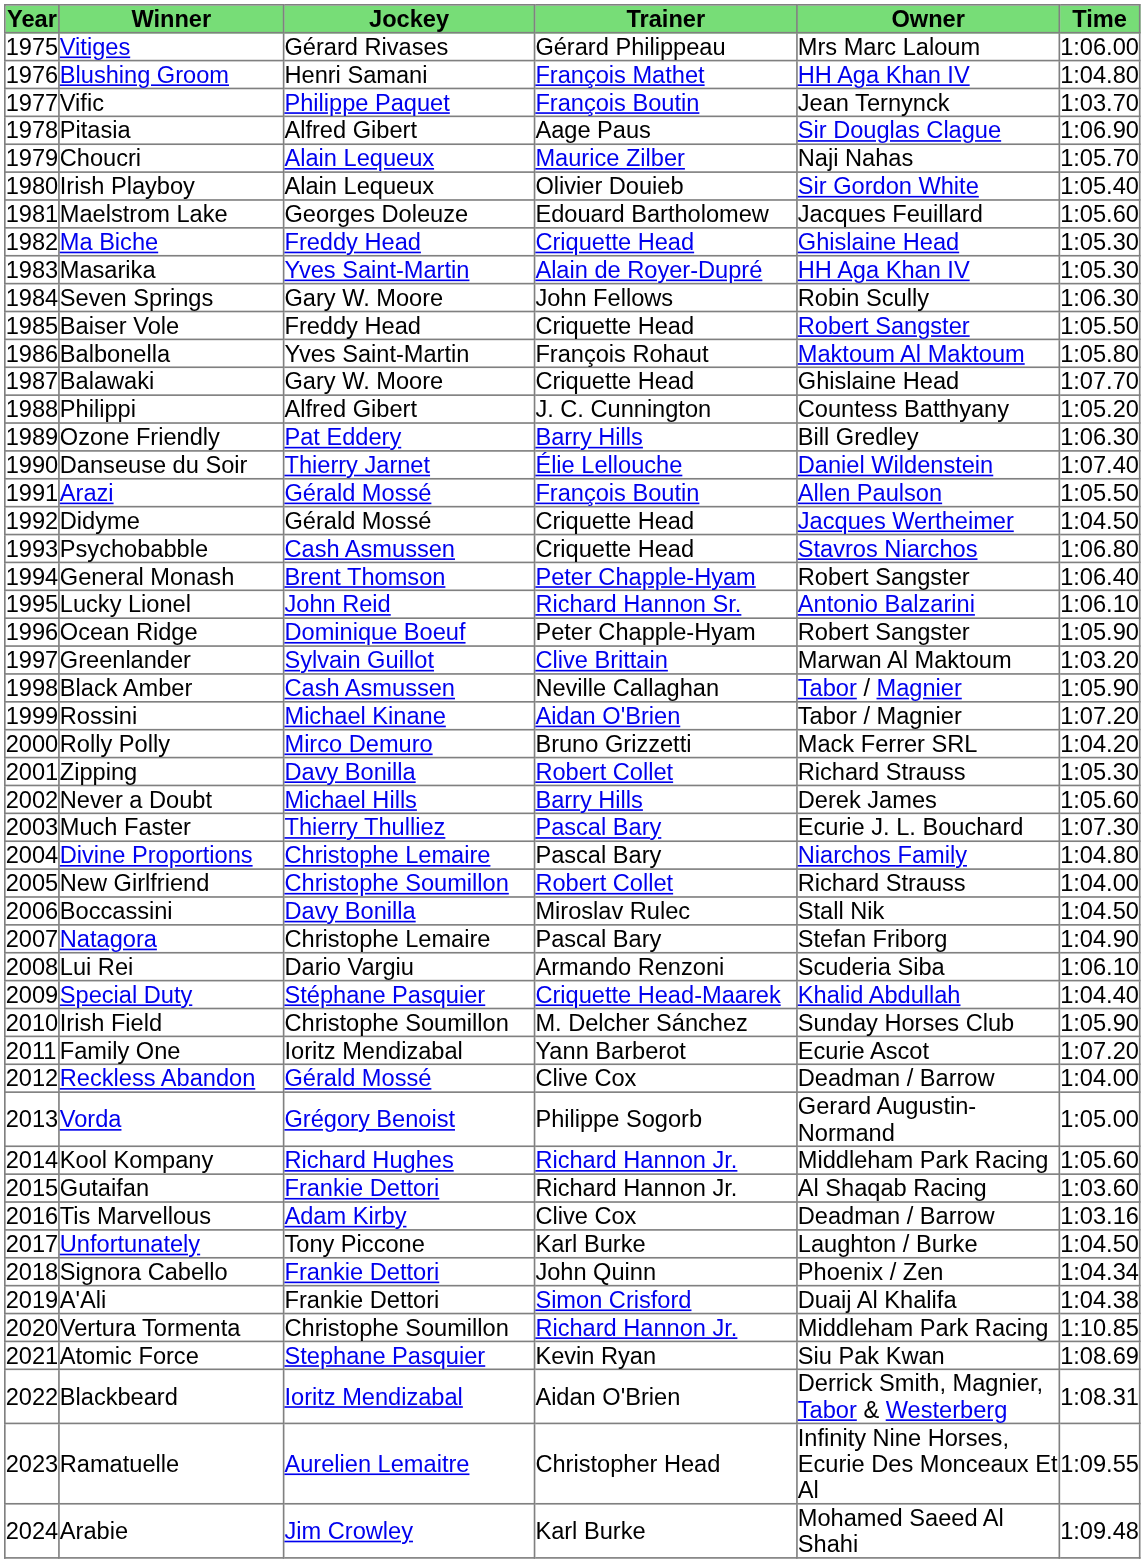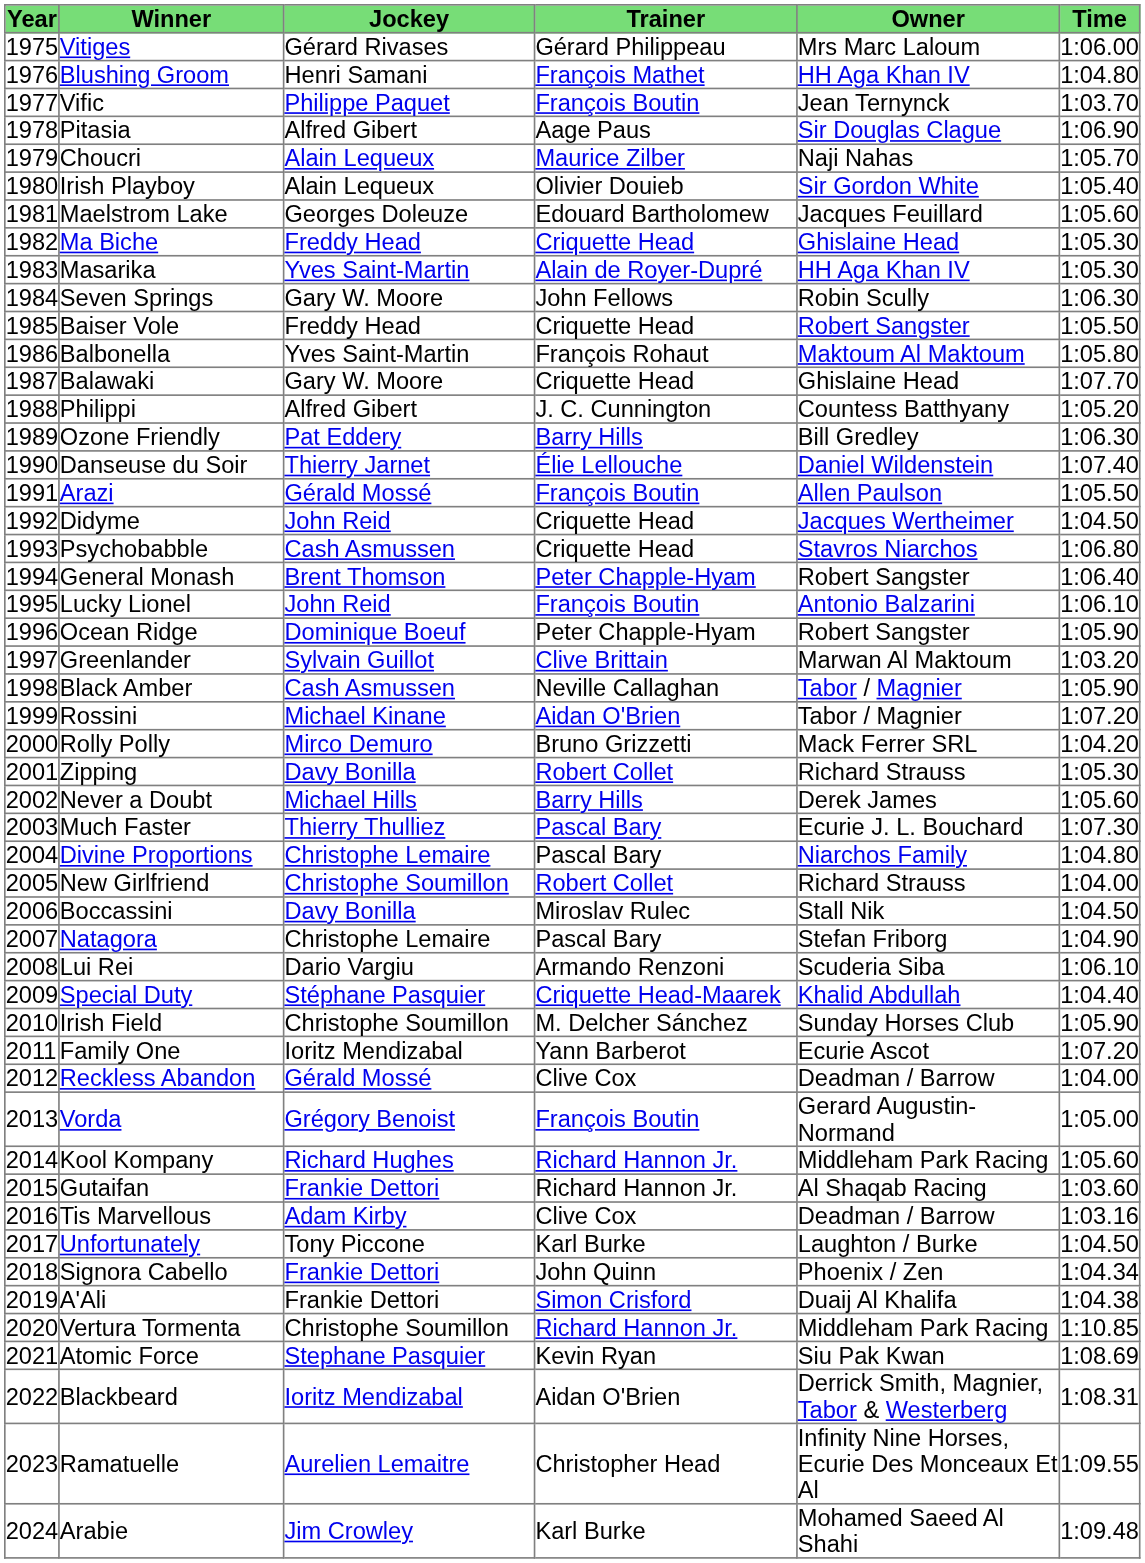(358, 521) Gérald Mossé -> (338, 521) John Reid
(638, 604) Richard Hannon Sr. -> (617, 604) François Boutin
(619, 1119) Philippe Sogorb -> (617, 1119) François Boutin
